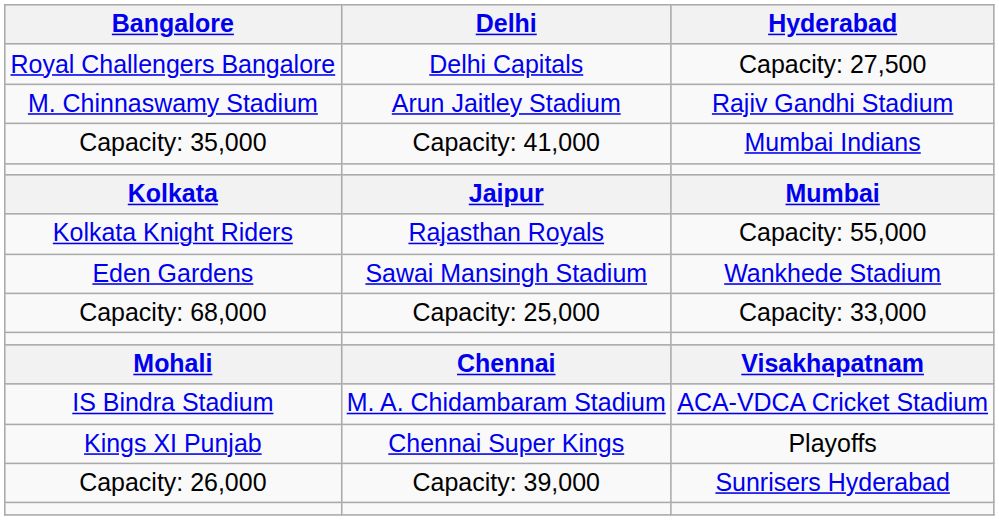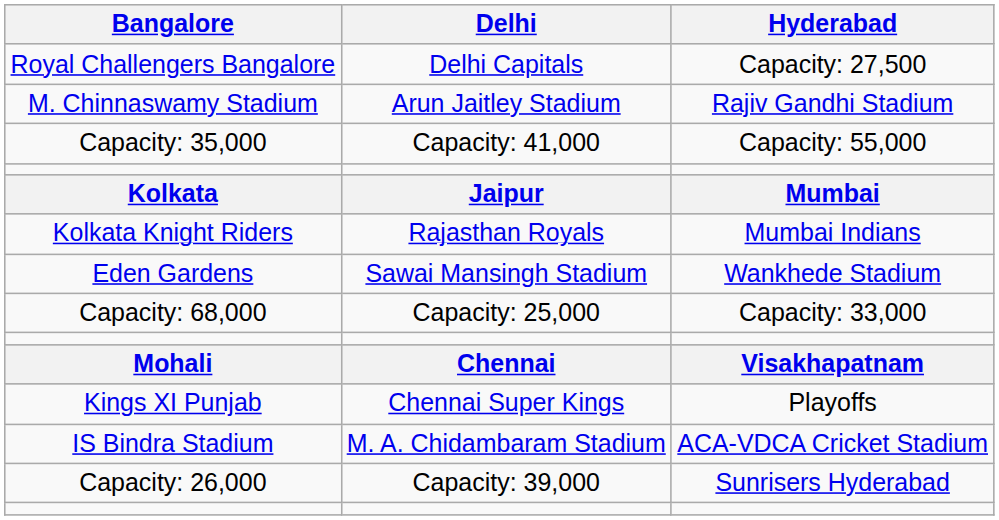(833, 143) Mumbai Indians -> (833, 143) Capacity: 55,000
(833, 233) Capacity: 55,000 -> (833, 233) Mumbai Indians
rows swapped: (173, 443) <-> (173, 403)
